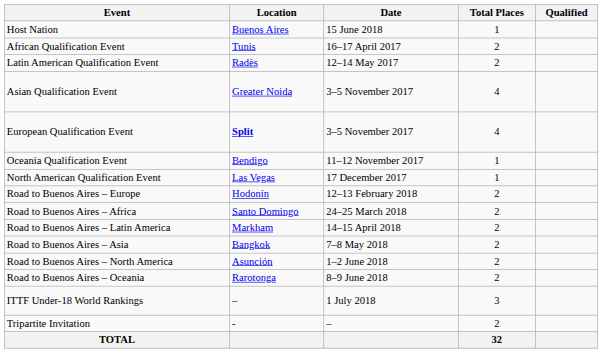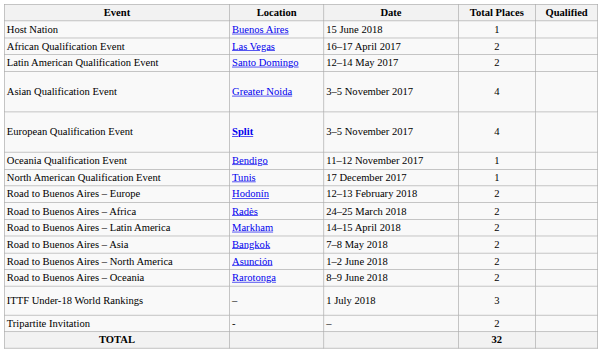(244, 46) Tunis -> (254, 46) Las Vegas
(245, 63) Radès -> (265, 63) Santo Domingo
(254, 177) Las Vegas -> (244, 177) Tunis
(265, 211) Santo Domingo -> (245, 211) Radès
